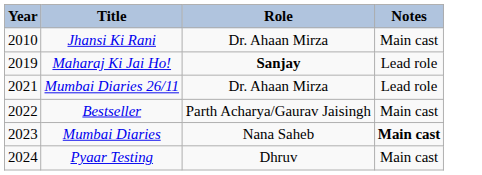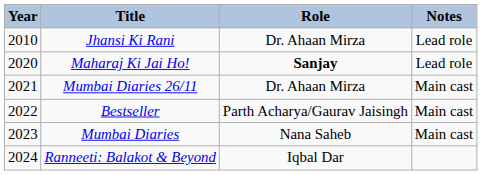(409, 39) Main cast -> (444, 39) Lead role
(23, 63) 2019 -> (23, 63) 2020
(409, 87) Lead role -> (444, 87) Main cast
(409, 134) bold -> (444, 134) normal
+ row: (130, 157)
- row: (112, 157)
